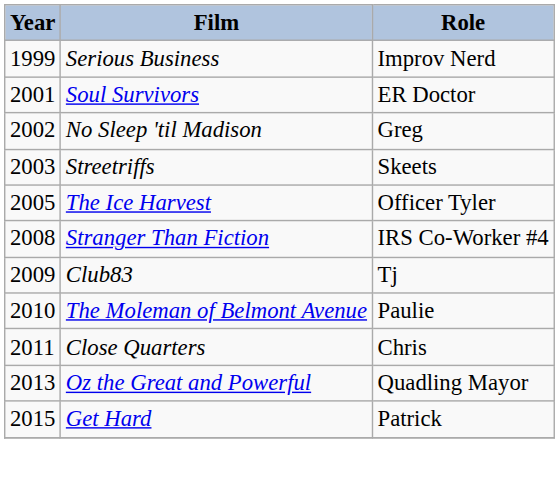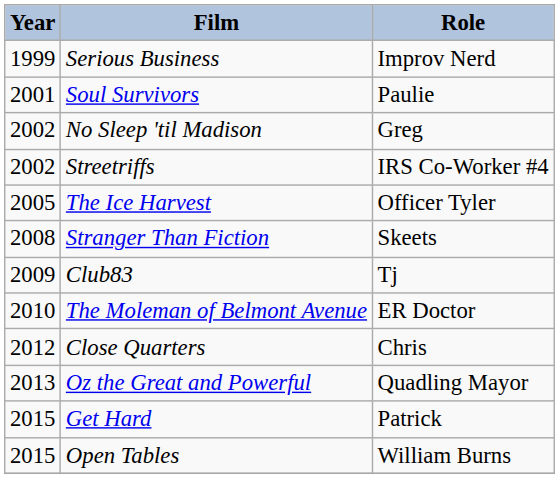(426, 94) ER Doctor -> (406, 94) Paulie
(33, 166) 2003 -> (33, 166) 2002
(407, 166) Skeets -> (463, 166) IRS Co-Worker #4
(463, 238) IRS Co-Worker #4 -> (407, 238) Skeets
(406, 310) Paulie -> (426, 310) ER Doctor
(32, 346) 2011 -> (33, 346) 2012
+ row: (123, 454)
